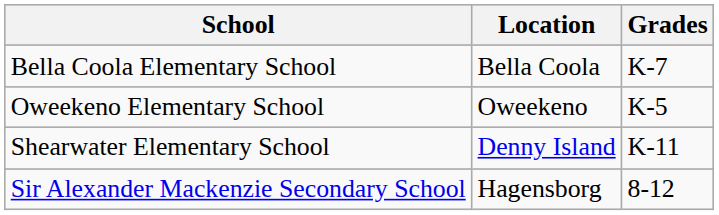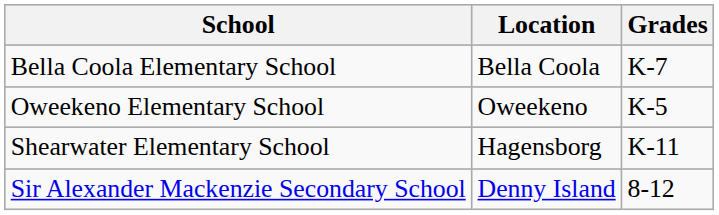(547, 147) Denny Island -> (540, 147) Hagensborg
(540, 188) Hagensborg -> (547, 188) Denny Island
